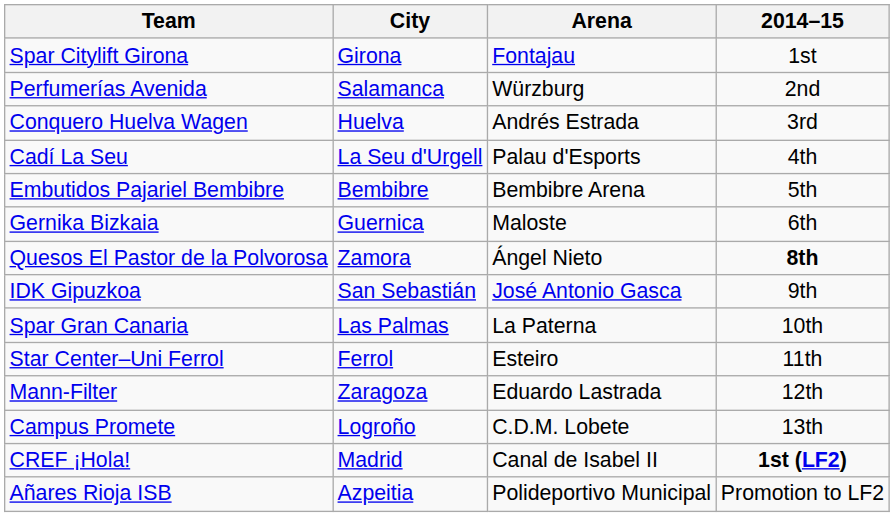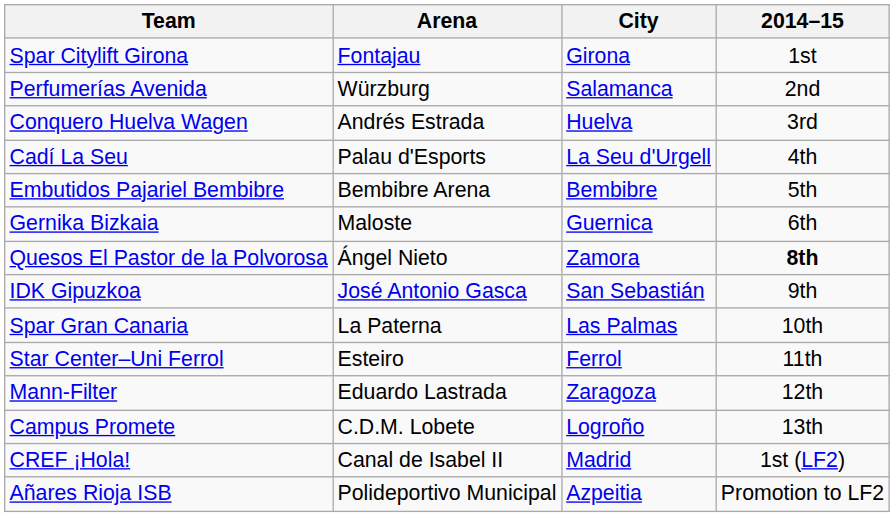columns swapped: (410, 21) <-> (602, 21)
(802, 460) bold -> (802, 460) normal
